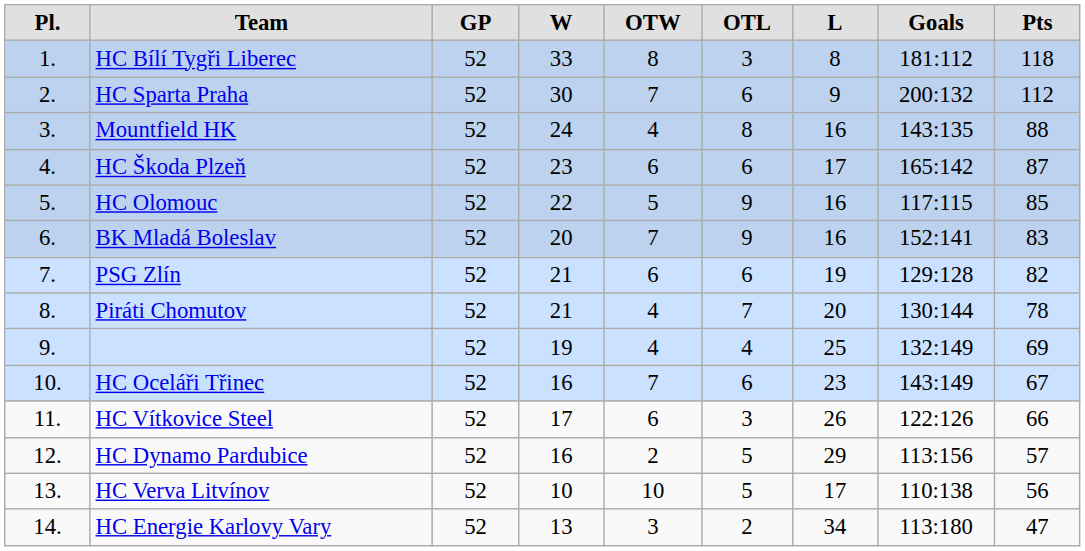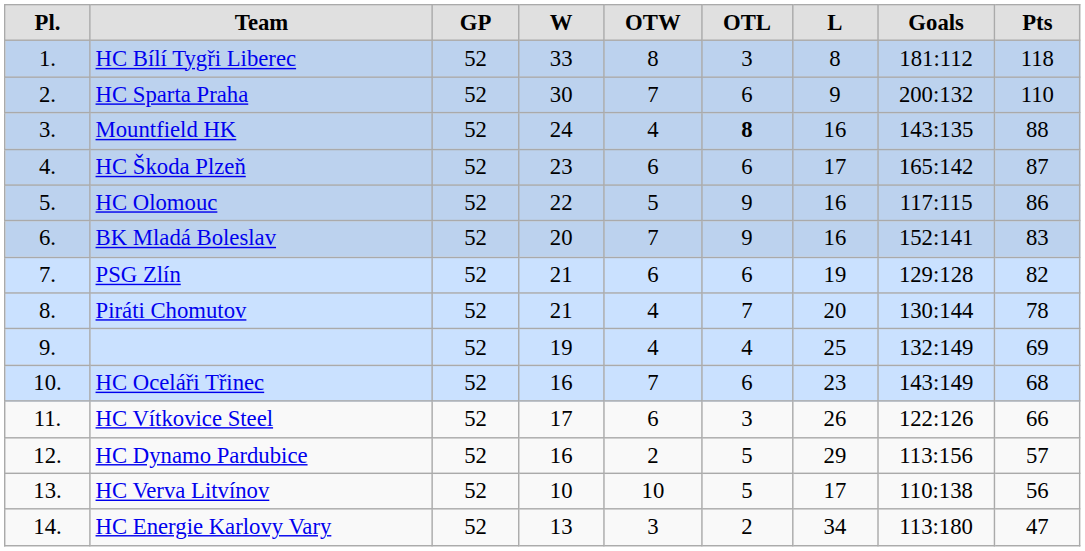(1037, 94) 112 -> (1037, 94) 110
(747, 130) normal -> (747, 130) bold
(1037, 202) 85 -> (1037, 202) 86
(1037, 382) 67 -> (1037, 382) 68
